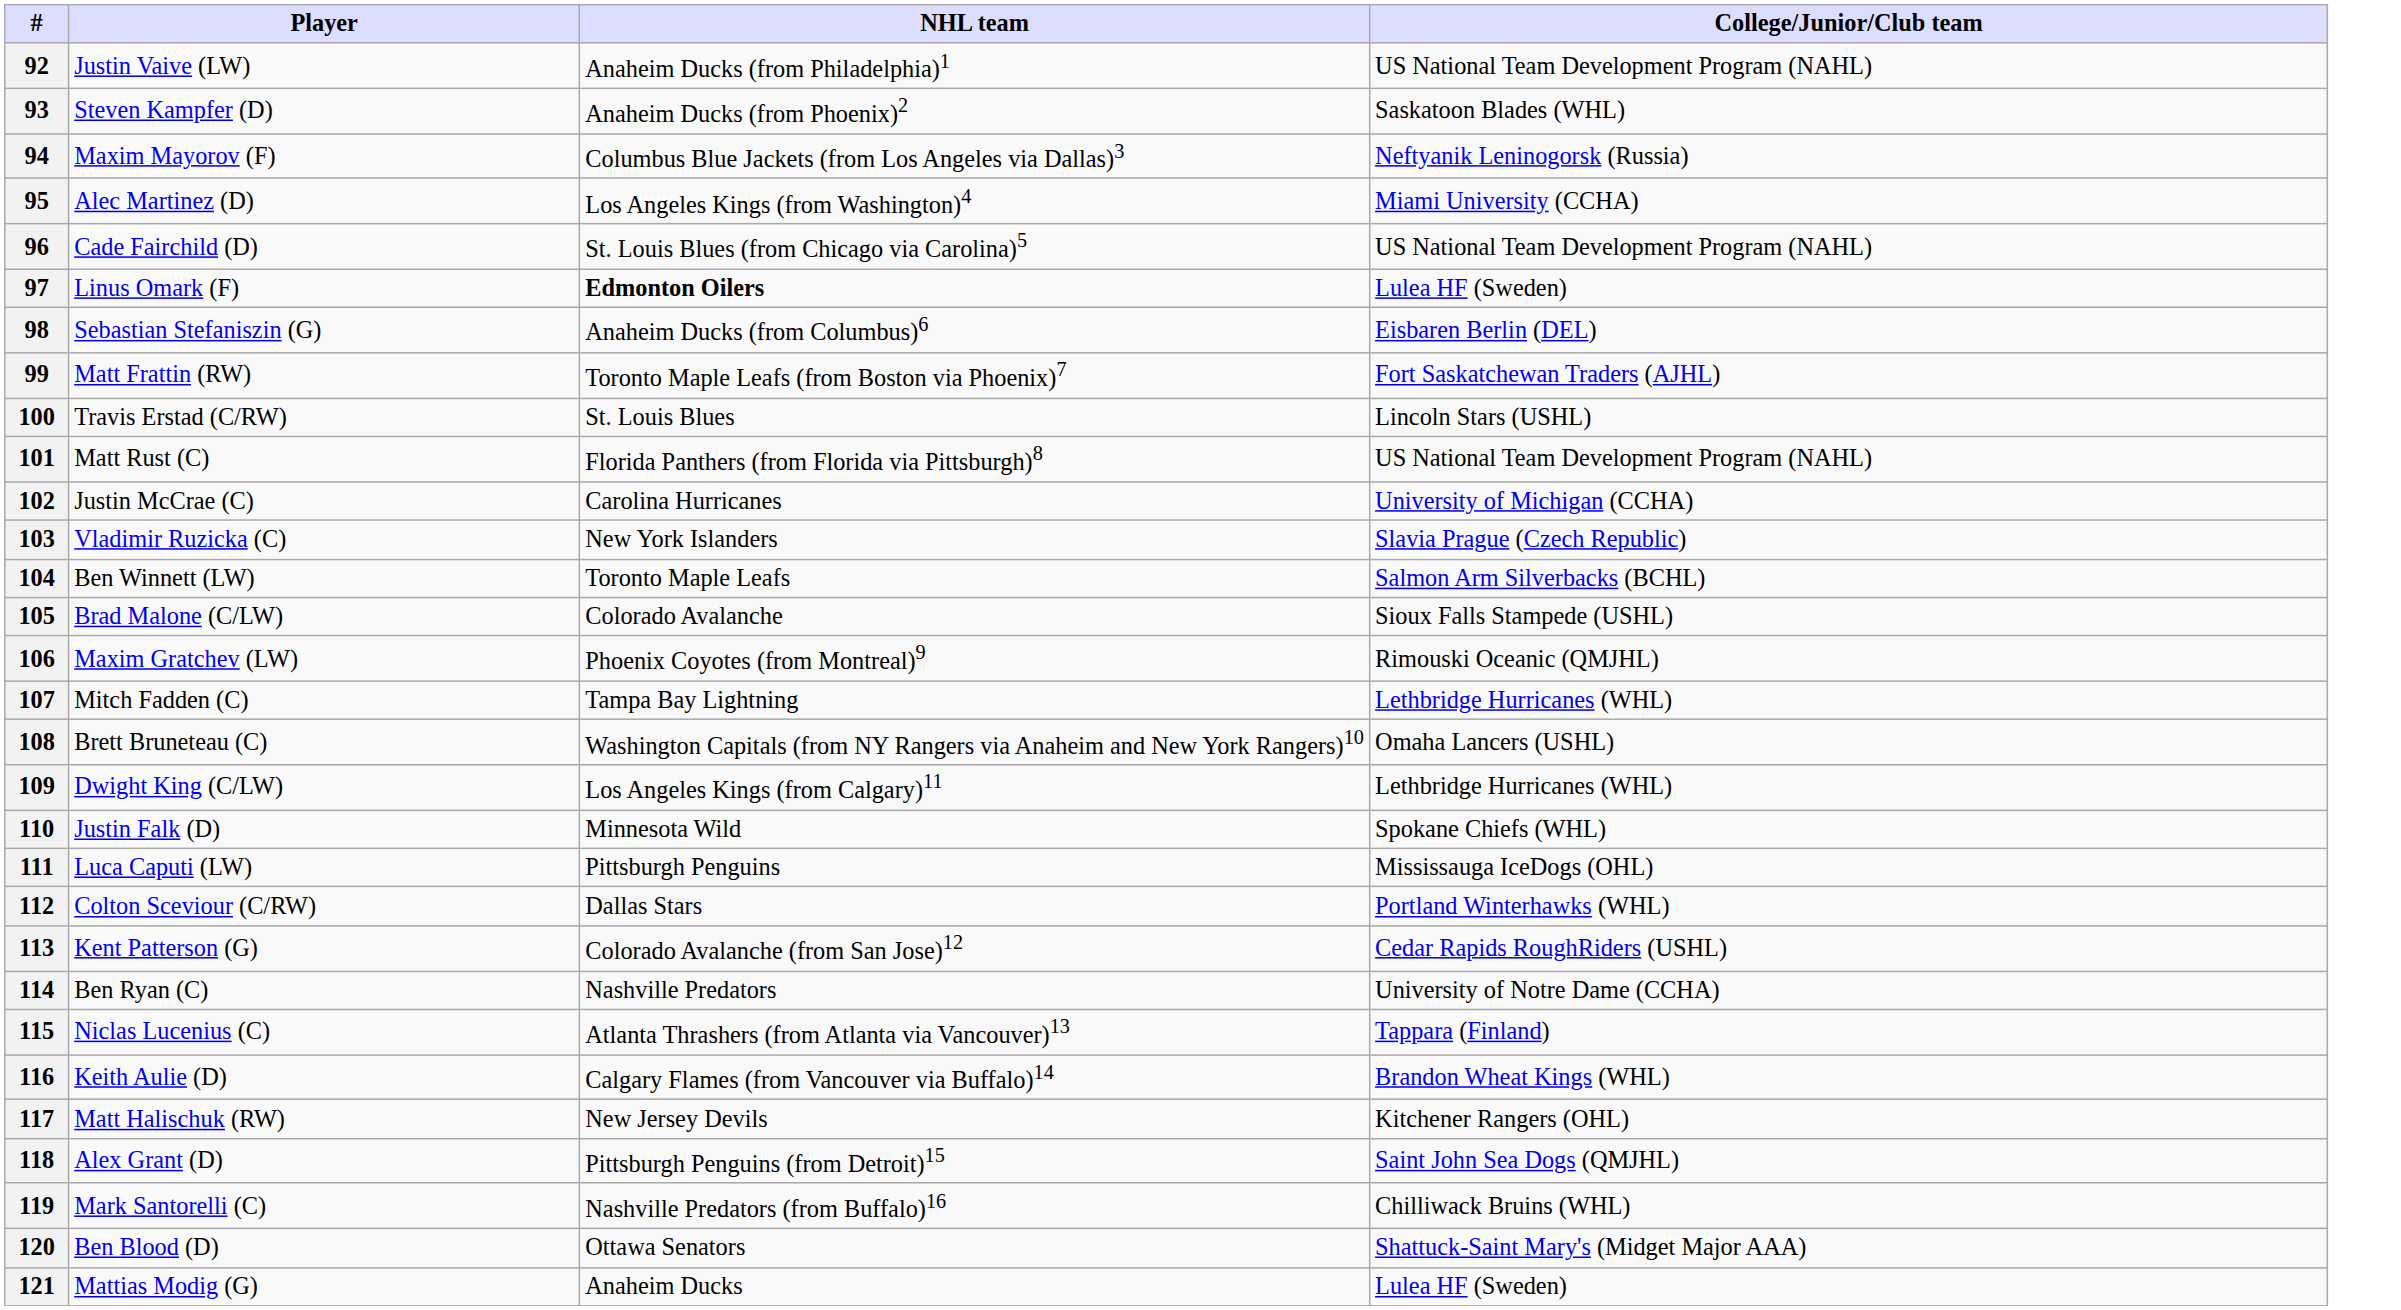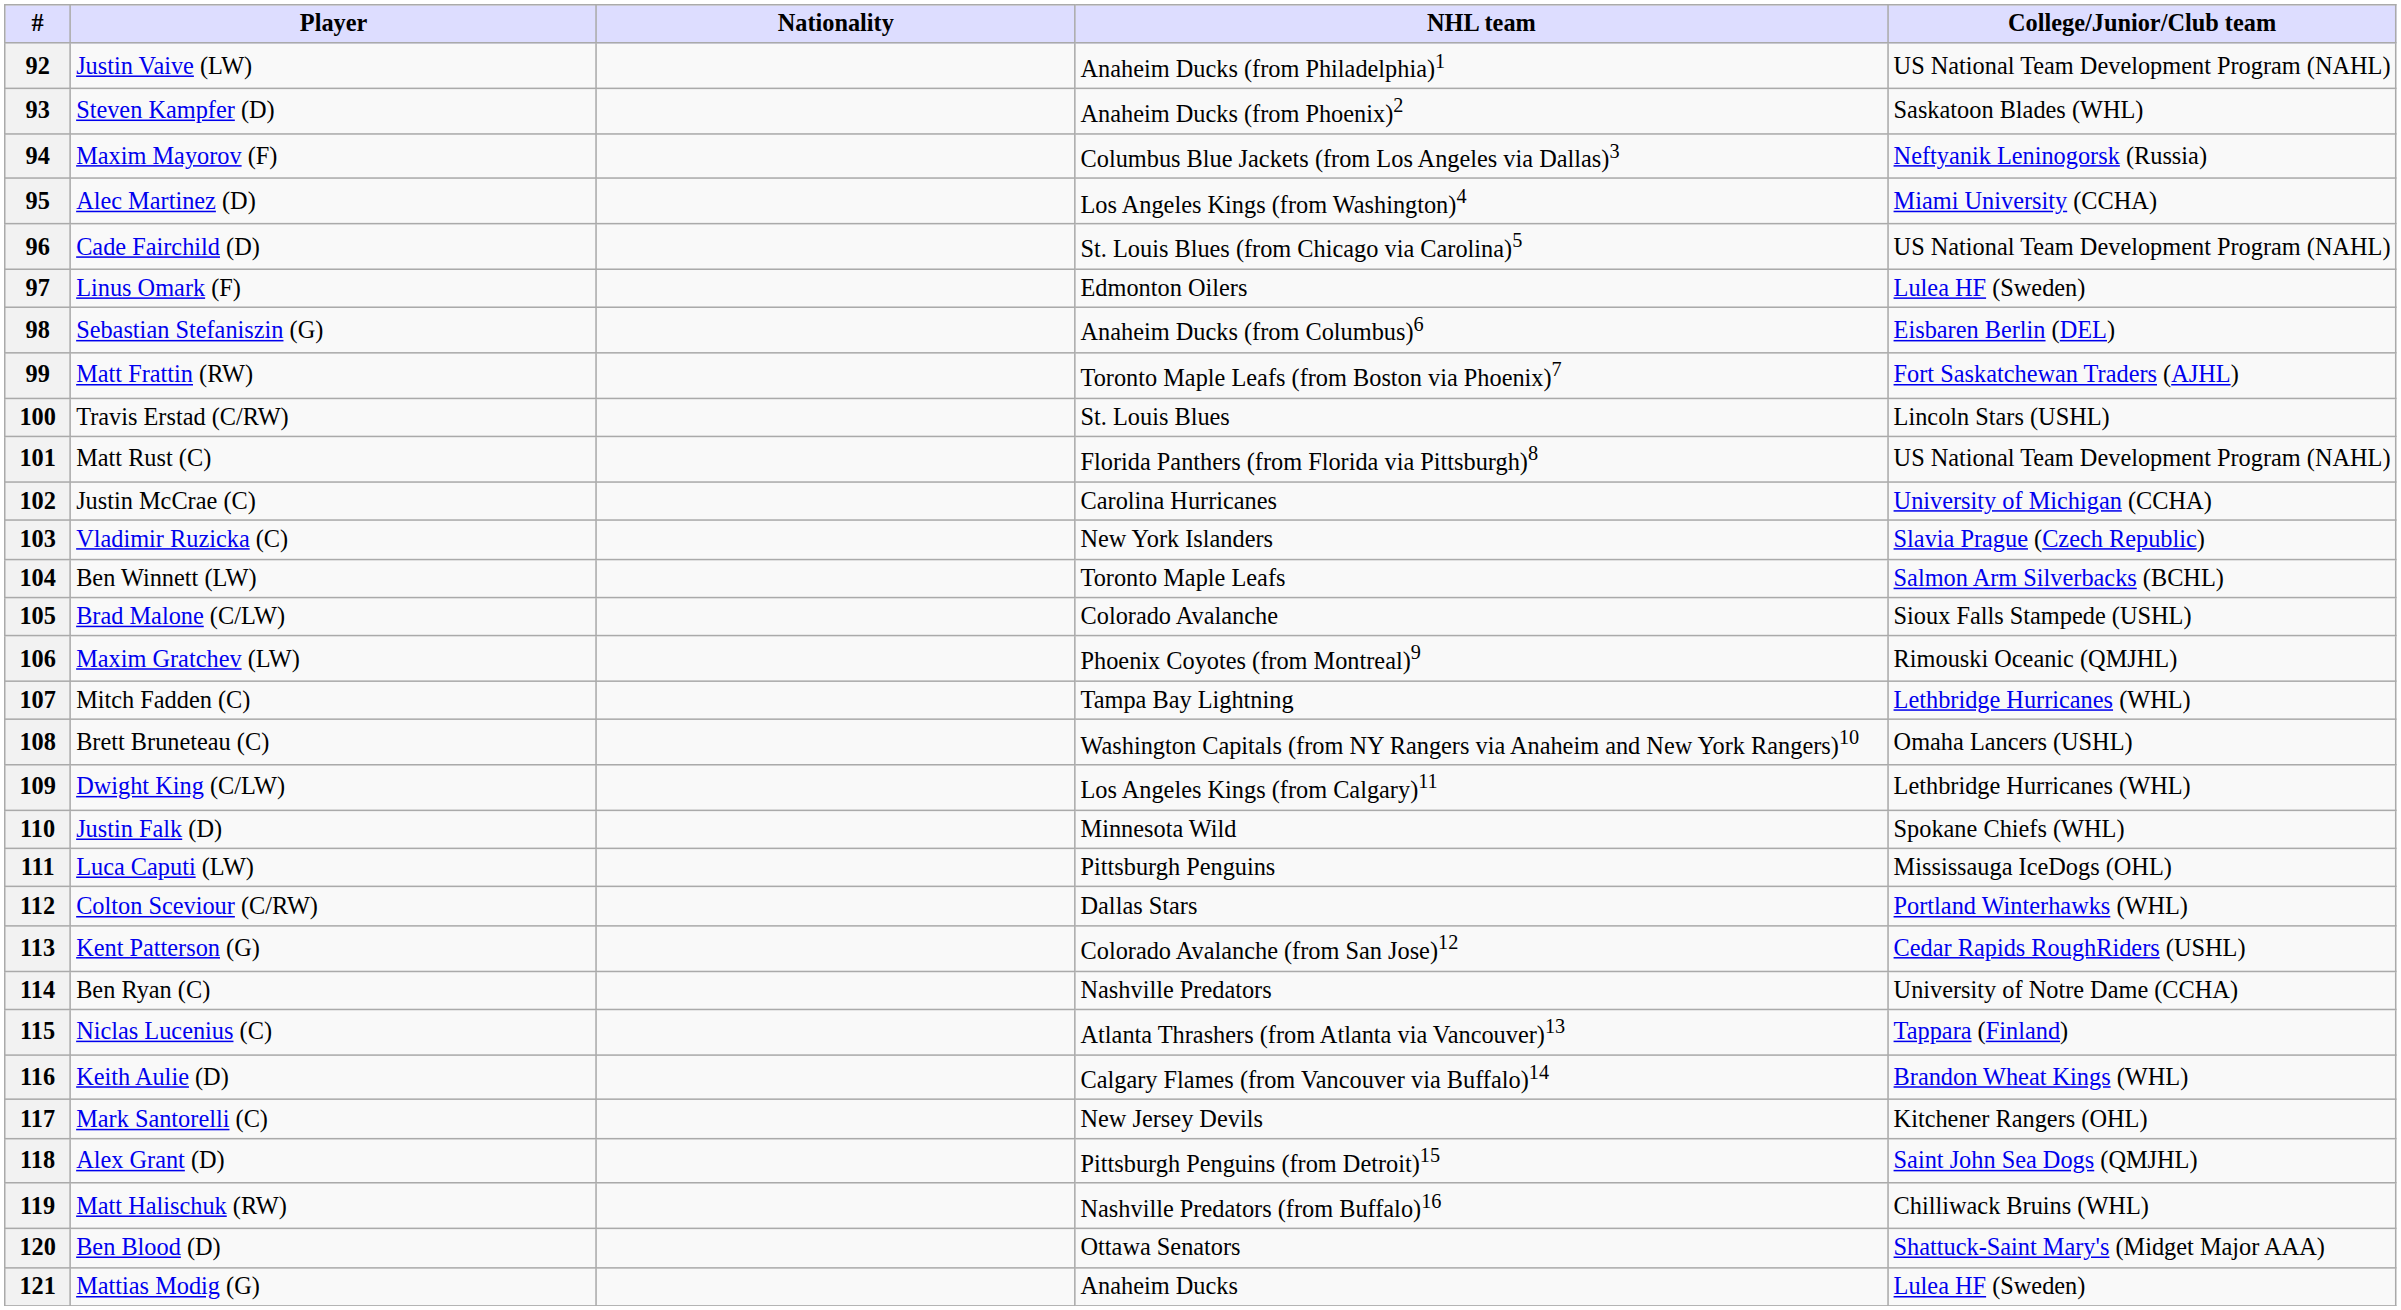+ column: (836, 23)
(675, 288) bold -> (1164, 288) normal
(180, 1118) Matt Halischuk (RW) -> (172, 1118) Mark Santorelli (C)
(170, 1205) Mark Santorelli (C) -> (181, 1205) Matt Halischuk (RW)
